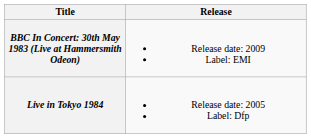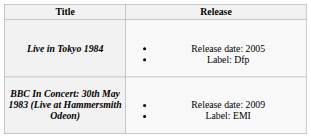rows swapped: (65, 105) <-> (65, 48)
